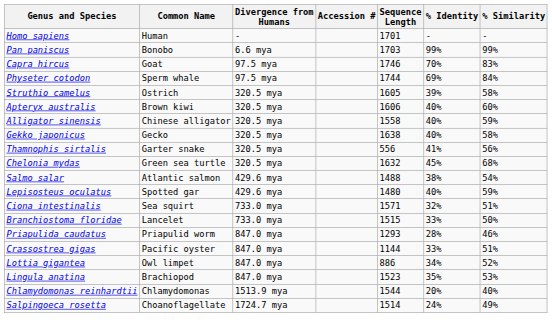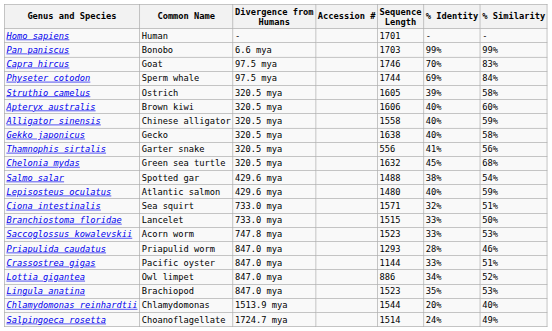(181, 178) Atlantic salmon -> (170, 178) Spotted gar
(170, 192) Spotted gar -> (181, 192) Atlantic salmon
+ row: (69, 234)
